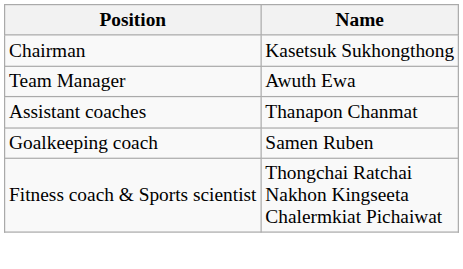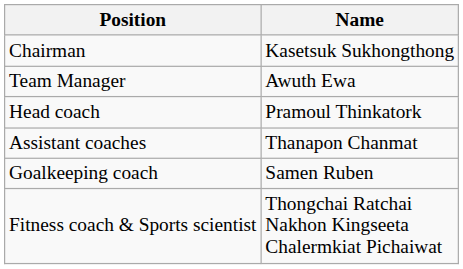+ row: (54, 111)
